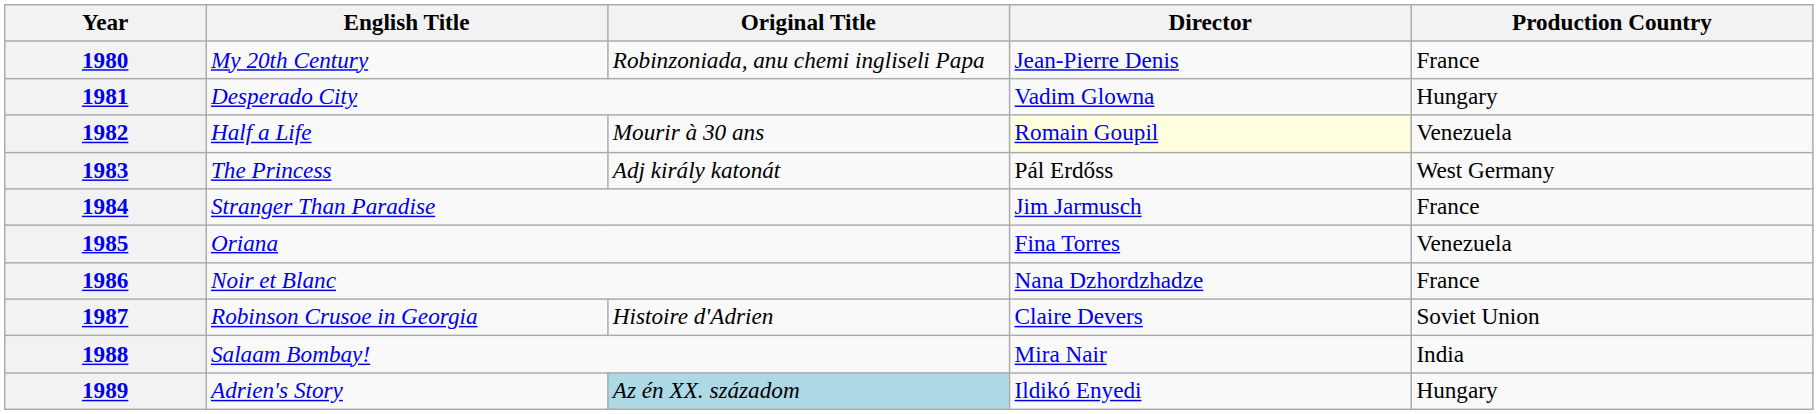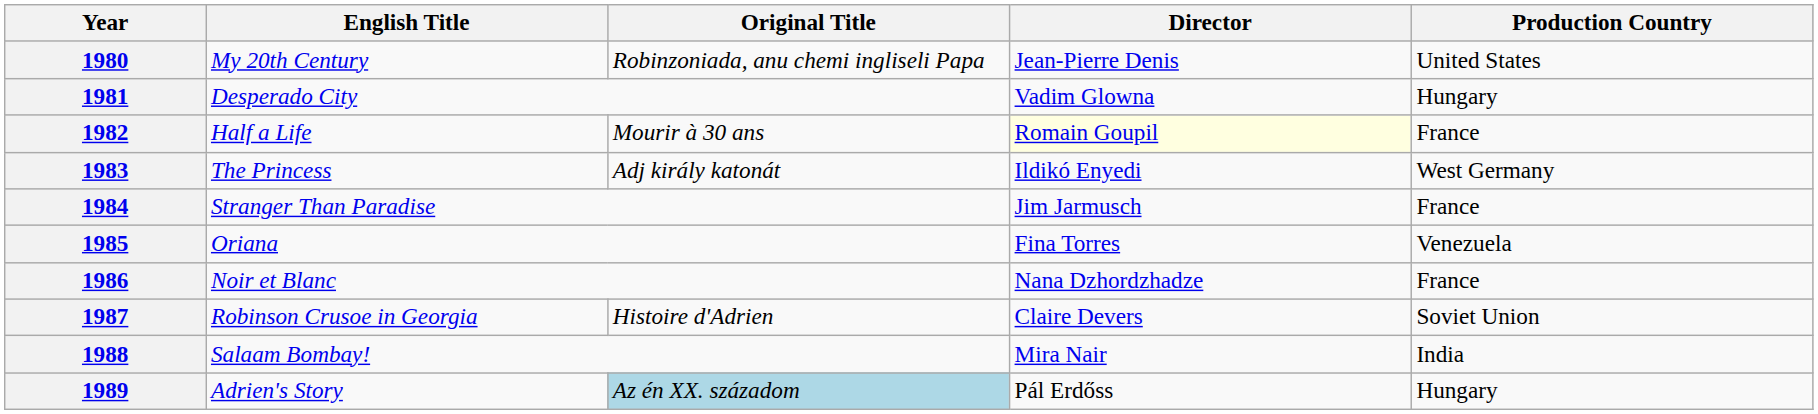(1448, 59) France -> (1479, 59) United States
(1464, 133) Venezuela -> (1448, 133) France
(1064, 170) Pál Erdőss -> (1078, 170) Ildikó Enyedi
(1078, 390) Ildikó Enyedi -> (1064, 390) Pál Erdőss
